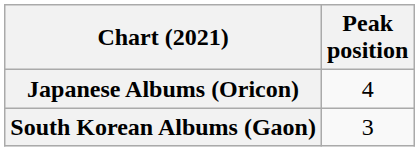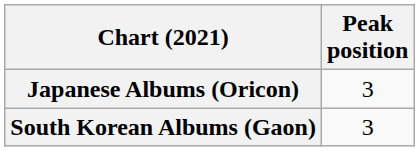(368, 88) 4 -> (368, 88) 3
